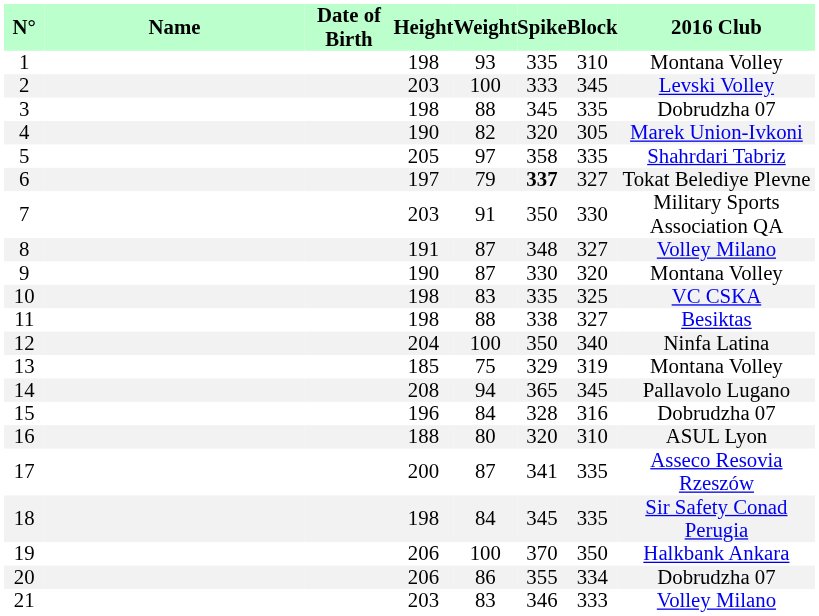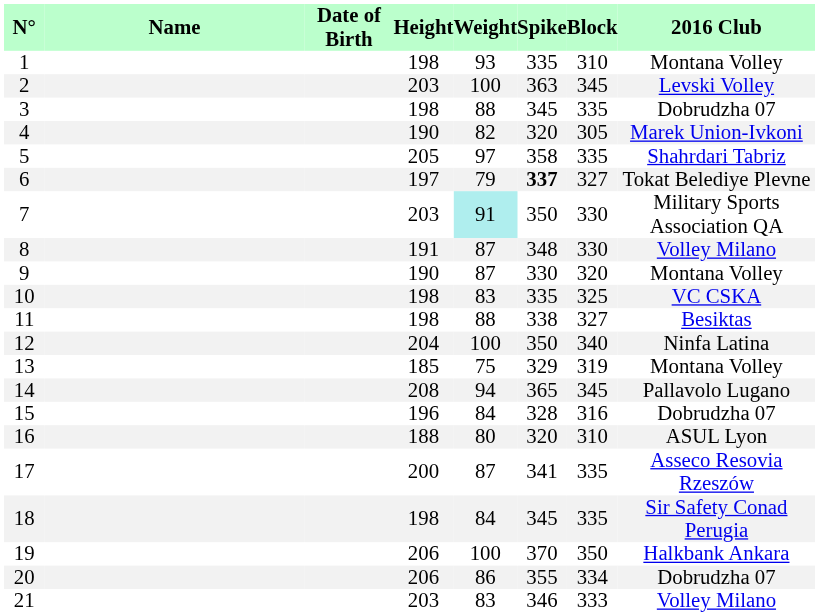(542, 85) 333 -> (542, 85) 363
(485, 214) no background -> (485, 214) paleturquoise background
(592, 249) 327 -> (592, 249) 330
